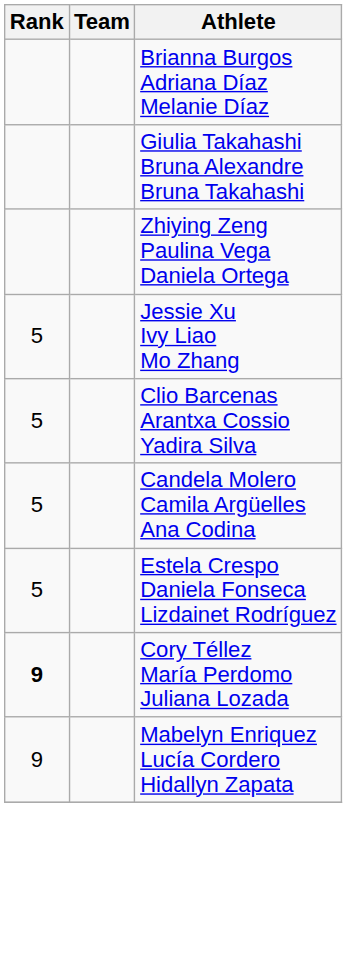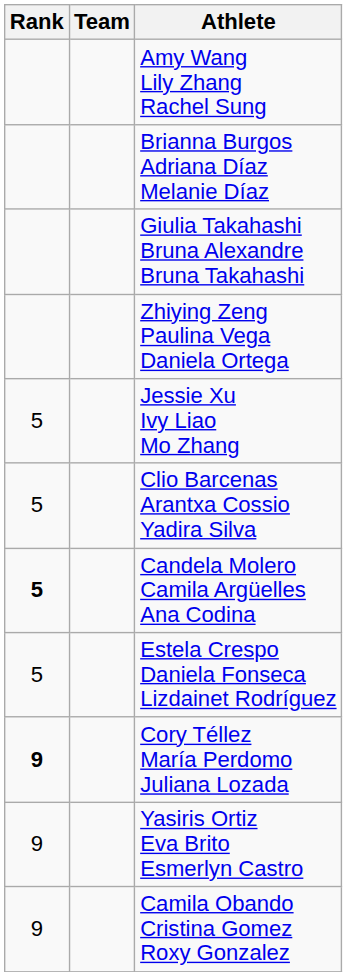+ row: (203, 81)
(37, 505) normal -> (37, 590) bold
+ row: (222, 844)
- row: (229, 759)
+ row: (217, 928)
